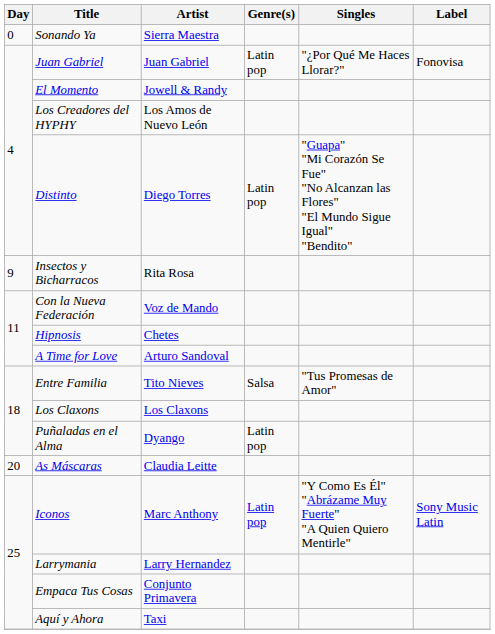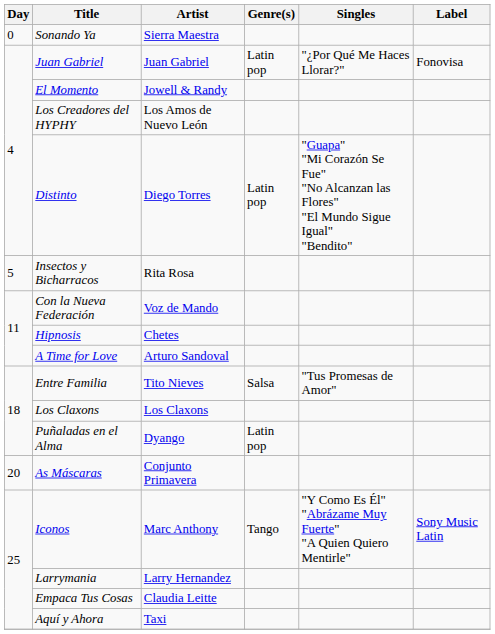(11, 273) 9 -> (11, 273) 5
(180, 465) Claudia Leitte -> (170, 472) Conjunto Primavera
(261, 514) Latin pop -> (263, 529) Tango
(170, 591) Conjunto Primavera -> (180, 598) Claudia Leitte
